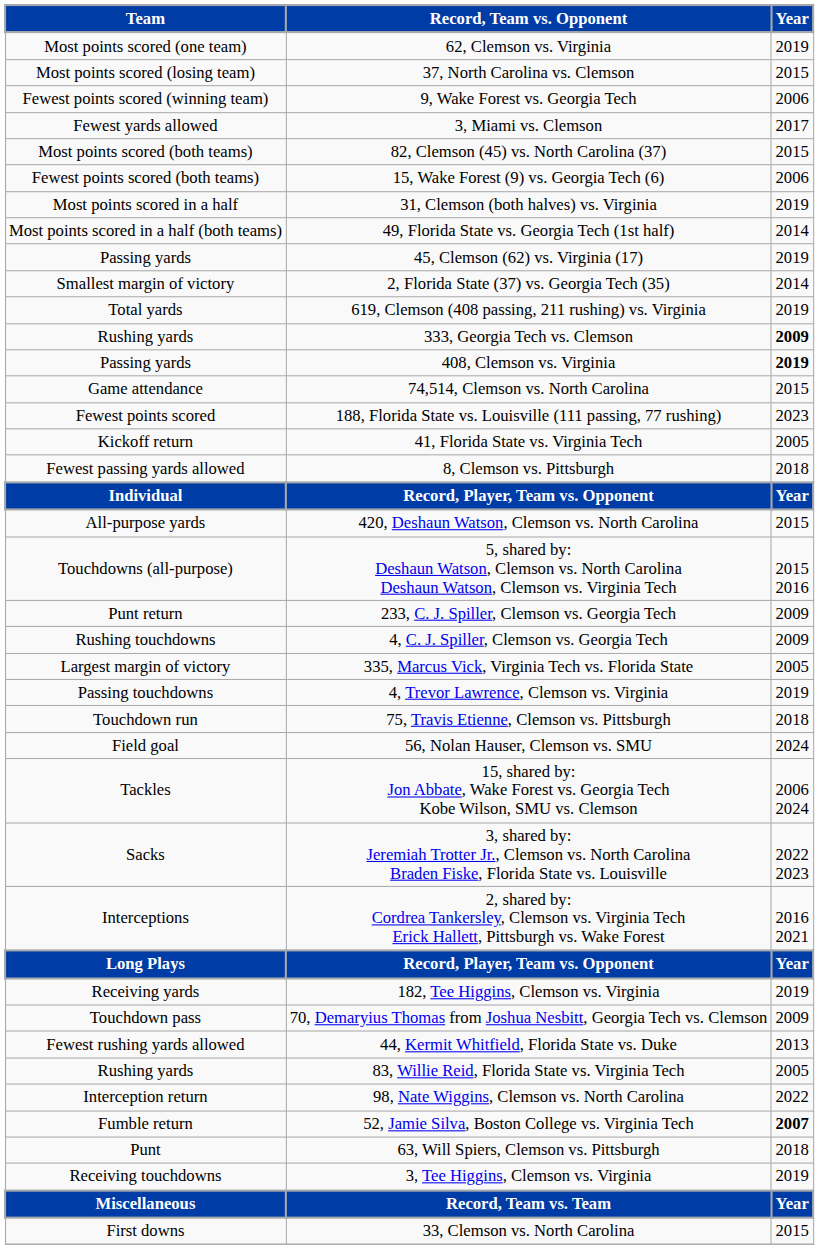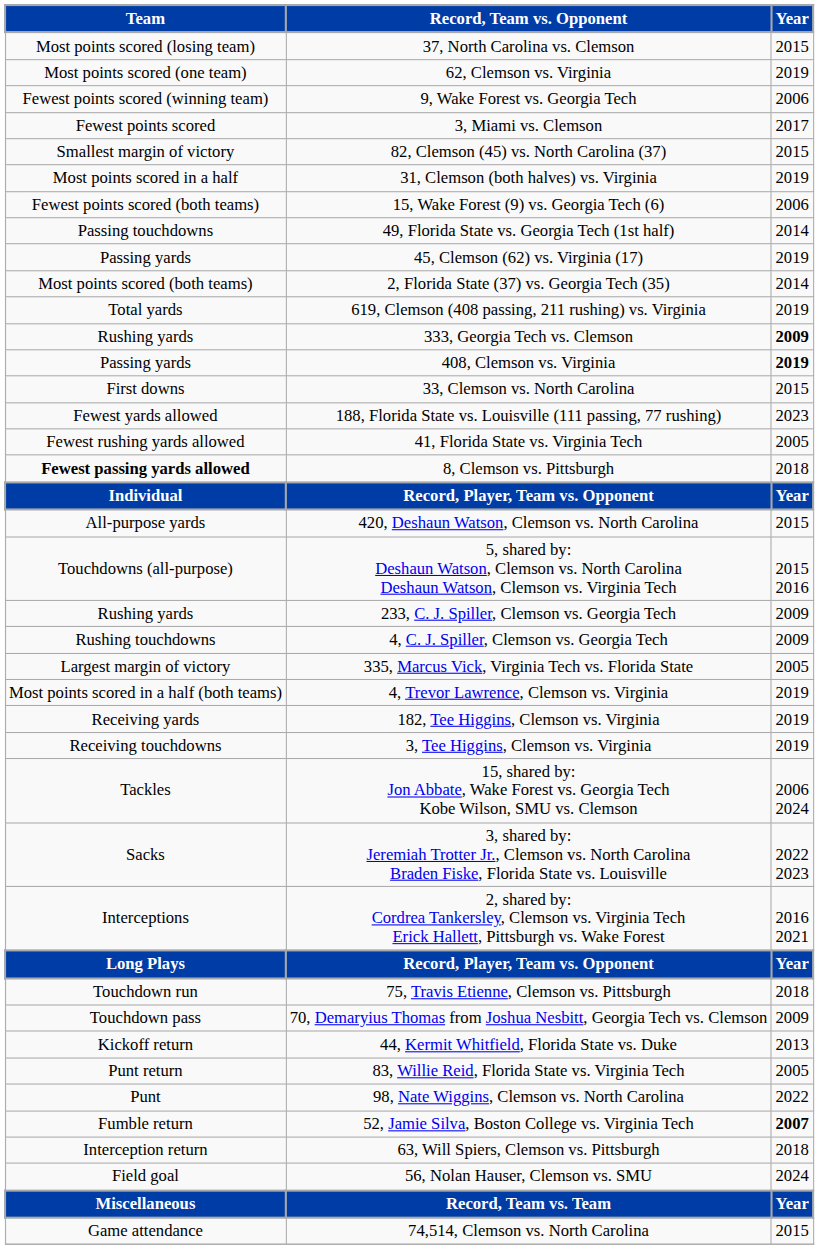rows swapped: (529, 46) <-> (529, 72)
(145, 125) Fewest yards allowed -> (145, 125) Fewest points scored
(145, 151) Most points scored (both teams) -> (145, 151) Smallest margin of victory
rows swapped: (529, 178) <-> (529, 204)
(145, 230) Most points scored in a half (both teams) -> (145, 230) Passing touchdowns
(145, 283) Smallest margin of victory -> (145, 283) Most points scored (both teams)
rows swapped: (529, 1231) <-> (529, 389)
(145, 415) Fewest points scored -> (145, 415) Fewest yards allowed
(145, 442) Kickoff return -> (145, 442) Fewest rushing yards allowed
(145, 468) normal -> (145, 468) bold
(145, 613) Punt return -> (145, 613) Rushing yards
(145, 692) Passing touchdowns -> (145, 692) Most points scored in a half (both teams)
rows swapped: (529, 991) <-> (529, 719)
rows swapped: (529, 1176) <-> (529, 745)
(145, 1044) Fewest rushing yards allowed -> (145, 1044) Kickoff return
(145, 1070) Rushing yards -> (145, 1070) Punt return
(145, 1097) Interception return -> (145, 1097) Punt
(145, 1150) Punt -> (145, 1150) Interception return
